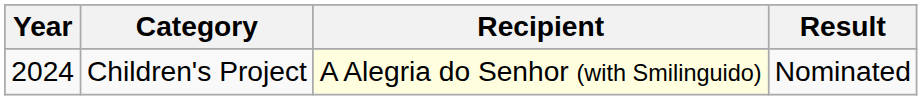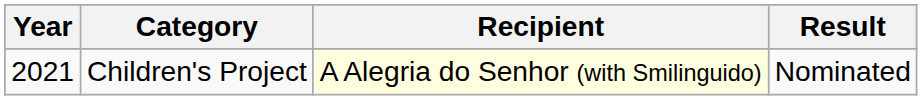(43, 71) 2024 -> (43, 71) 2021
